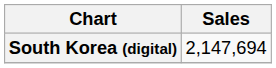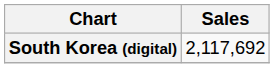(226, 47) 2,147,694 -> (225, 47) 2,117,692
